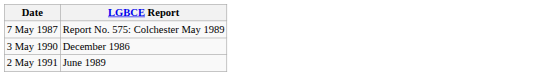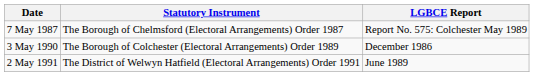+ column: (211, 12)
